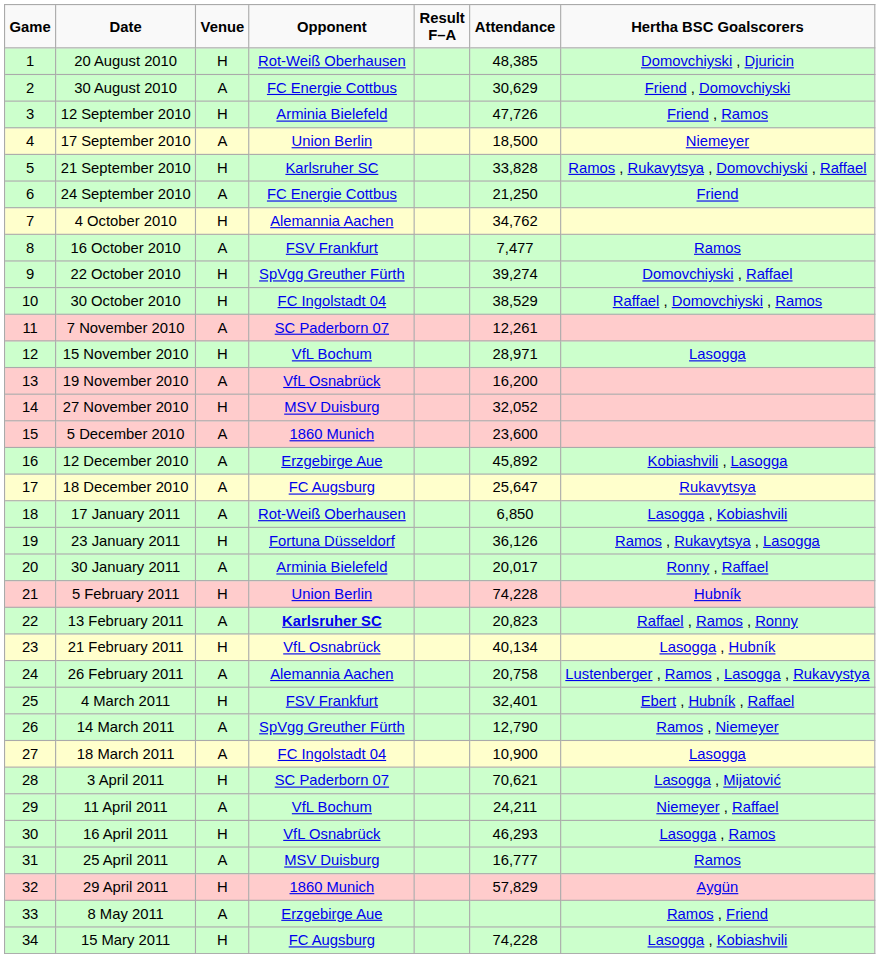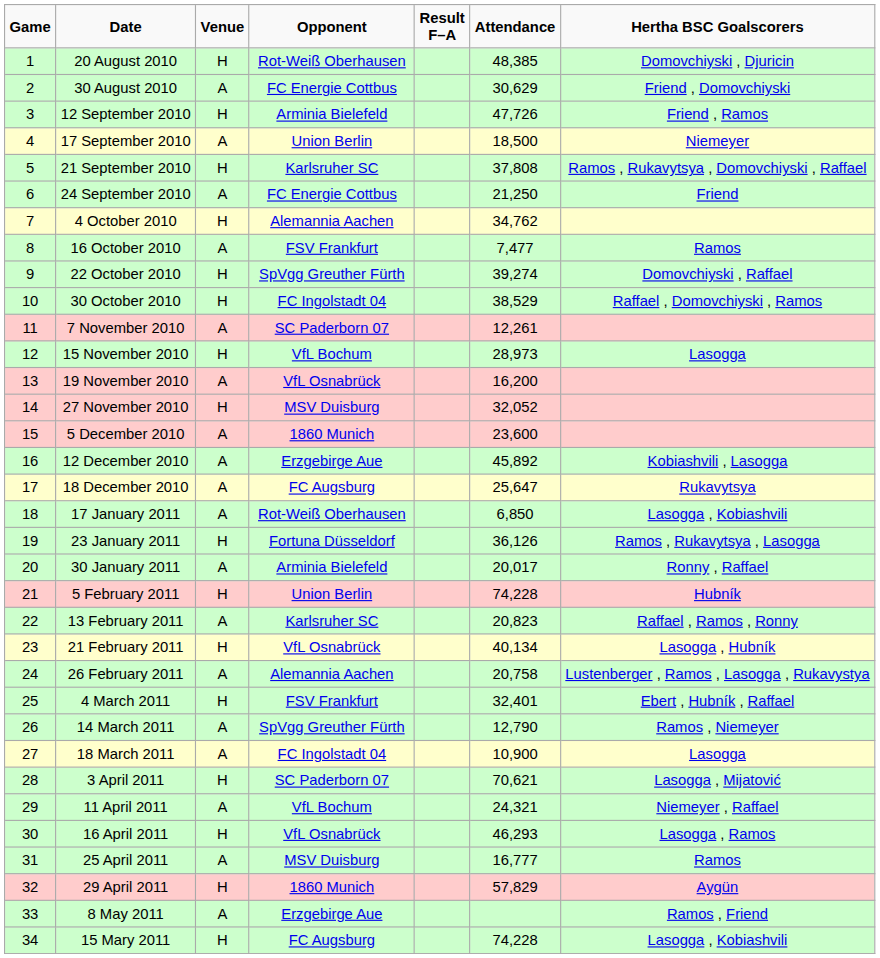(515, 168) 33,828 -> (515, 168) 37,808
(515, 354) 28,971 -> (515, 354) 28,973
(332, 621) bold -> (332, 621) normal
(515, 807) 24,211 -> (515, 807) 24,321
